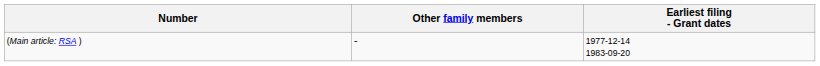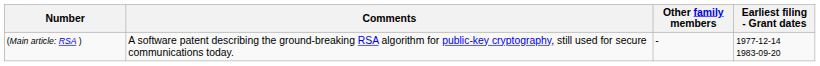+ column: (389, 18)
